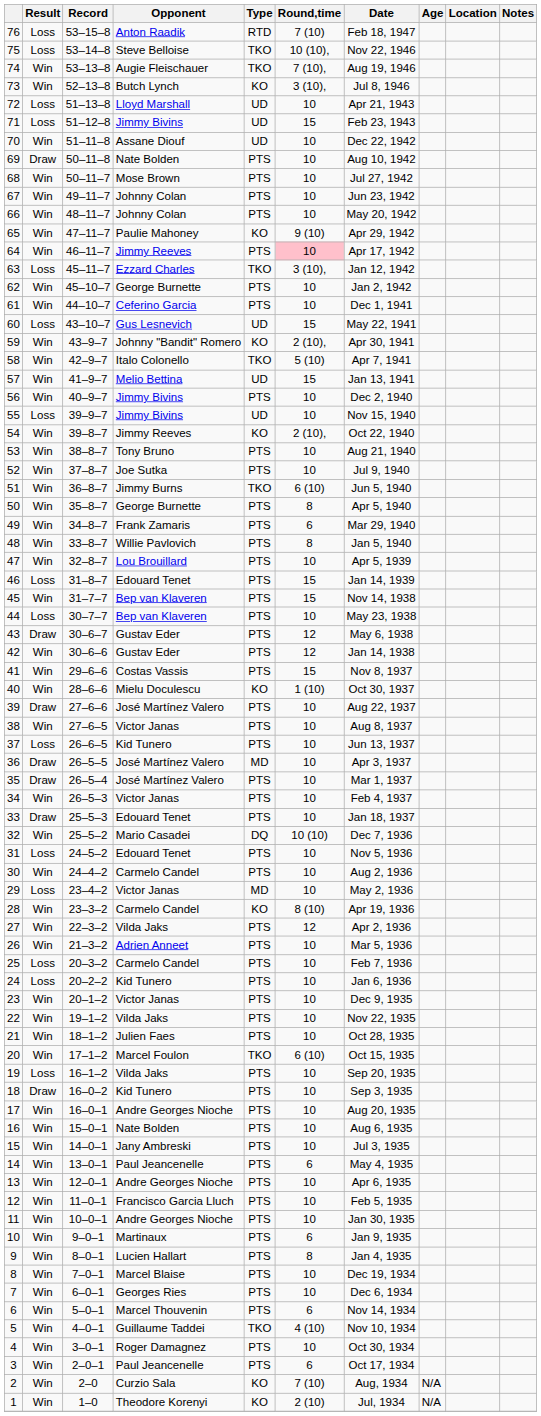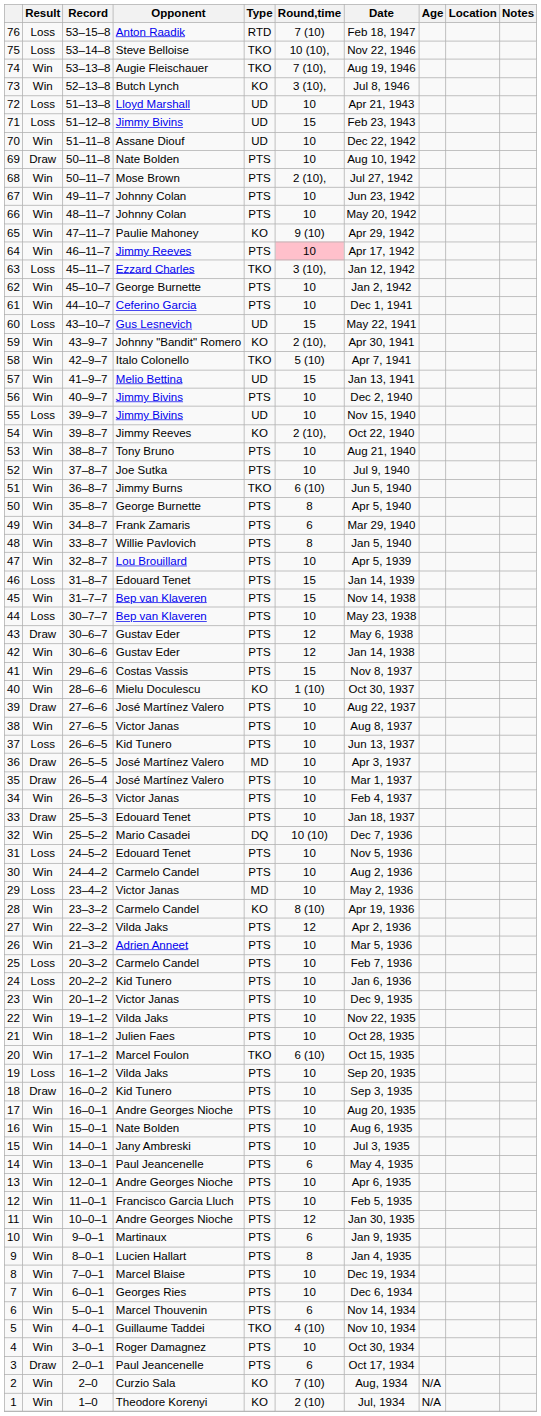(310, 178) 10 -> (310, 178) 2 (10),
(310, 1219) 10 -> (310, 1219) 12
(43, 1365) Win -> (43, 1365) Draw
